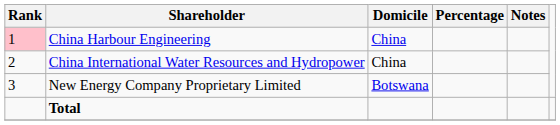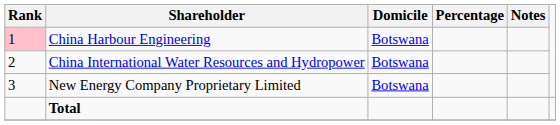(389, 39) China -> (400, 39) Botswana
(389, 62) China -> (400, 62) Botswana
